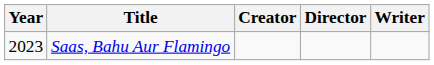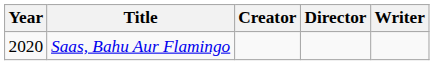(26, 45) 2023 -> (26, 45) 2020
